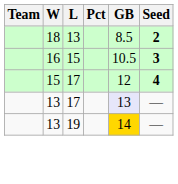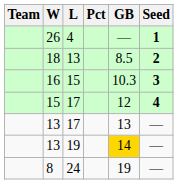+ row: (53, 37)
(124, 59) 10.5 -> (124, 80) 10.3
(124, 102) lavender background -> (124, 124) no background
+ row: (50, 168)
